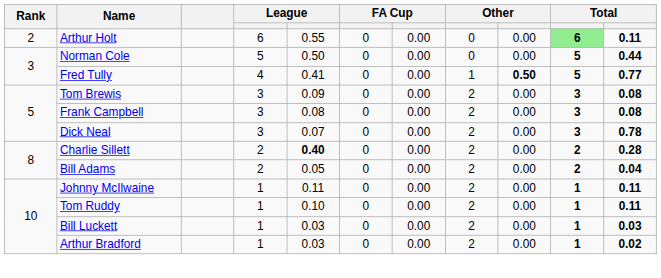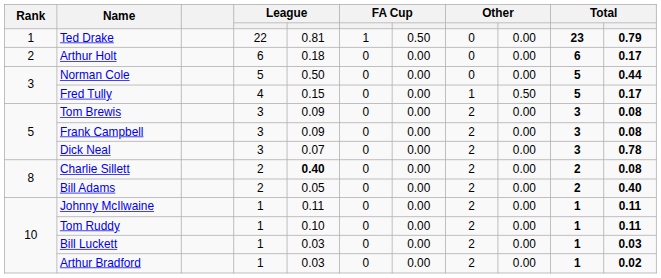+ row: (87, 38)
(313, 38) 0.55 -> (313, 56) 0.18
(577, 38) lightgreen background -> (577, 56) no background
(630, 38) 0.11 -> (630, 56) 0.17
(313, 75) 0.41 -> (313, 94) 0.15
(524, 75) bold -> (524, 94) normal
(630, 75) 0.77 -> (630, 94) 0.17
(313, 113) 0.08 -> (313, 132) 0.09
(630, 150) 0.28 -> (630, 169) 0.08
(630, 169) 0.04 -> (630, 188) 0.40
